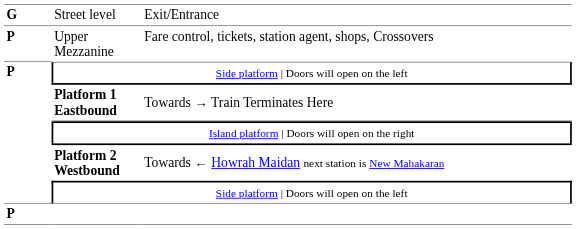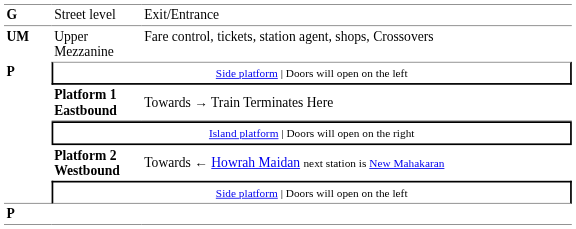(11, 36) P -> (18, 36) UM
